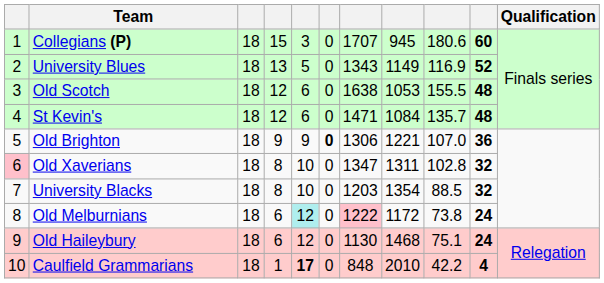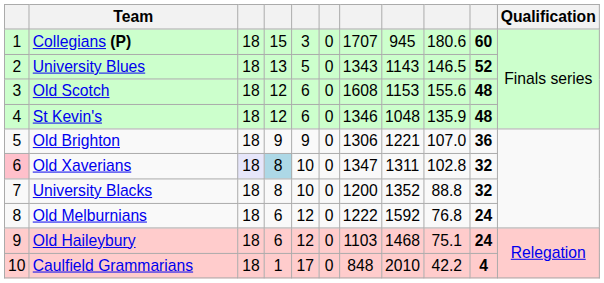(402, 66) 1149 -> (402, 66) 1143
(447, 66) 116.9 -> (447, 66) 146.5
(360, 91) 1638 -> (360, 91) 1608
(402, 91) 1053 -> (402, 91) 1153
(447, 91) 155.5 -> (447, 91) 155.6
(360, 116) 1471 -> (360, 116) 1346
(402, 116) 1084 -> (402, 116) 1048
(447, 116) 135.7 -> (447, 116) 135.9
(329, 141) bold -> (329, 141) normal
(251, 166) no background -> (251, 166) lavender background
(278, 166) no background -> (278, 166) lightblue background
(360, 191) 1203 -> (360, 191) 1200
(402, 191) 1354 -> (402, 191) 1352
(447, 191) 88.5 -> (447, 191) 88.8
(305, 215) paleturquoise background -> (305, 215) no background
(360, 215) pink background -> (360, 215) no background
(402, 215) 1172 -> (402, 215) 1592
(447, 215) 73.8 -> (447, 215) 76.8
(360, 240) 1130 -> (360, 240) 1103
(305, 265) bold -> (305, 265) normal
